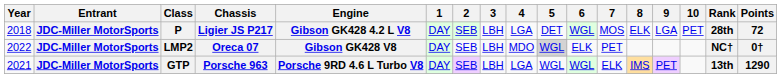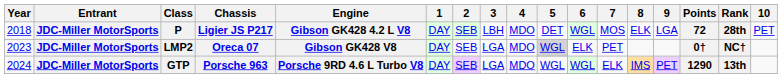columns swapped: (693, 13) <-> (757, 13)
(522, 31) LGA -> (522, 31) MDO
(19, 48) 2022 -> (19, 48) 2023
(493, 48) LBH -> (493, 48) LGA
(19, 65) 2021 -> (19, 65) 2024
(493, 65) LBH -> (493, 65) LGA
(522, 65) LGA -> (522, 65) MDO
